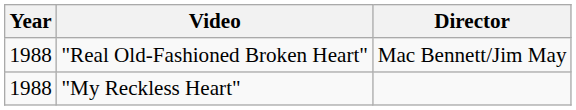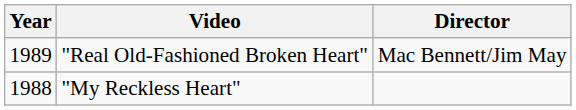(31, 54) 1988 -> (31, 54) 1989
